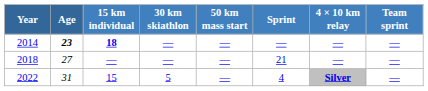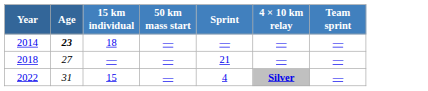- column: (168, 19)
(111, 43) bold -> (111, 43) normal
